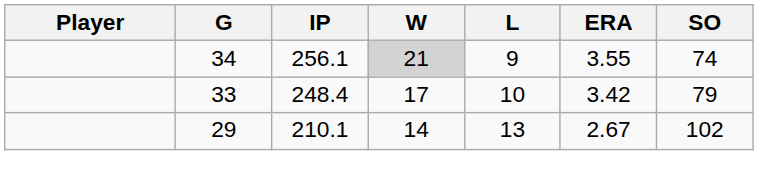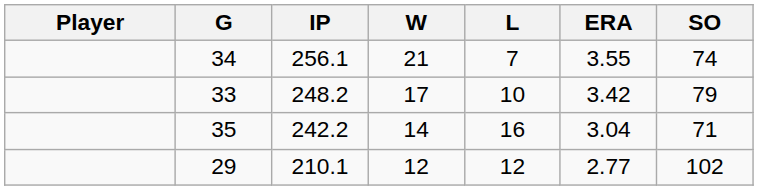(416, 58) lightgrey background -> (416, 58) no background
(512, 58) 9 -> (512, 58) 7
(320, 94) 248.4 -> (320, 94) 248.2
+ row: (224, 130)
(416, 130) 14 -> (416, 166) 12
(512, 130) 13 -> (512, 166) 12
(609, 130) 2.67 -> (609, 166) 2.77
